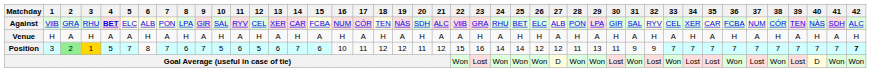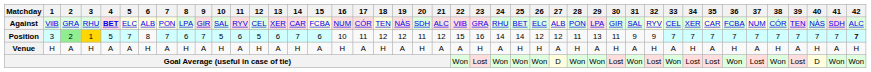rows swapped: (24, 36) <-> (24, 48)
